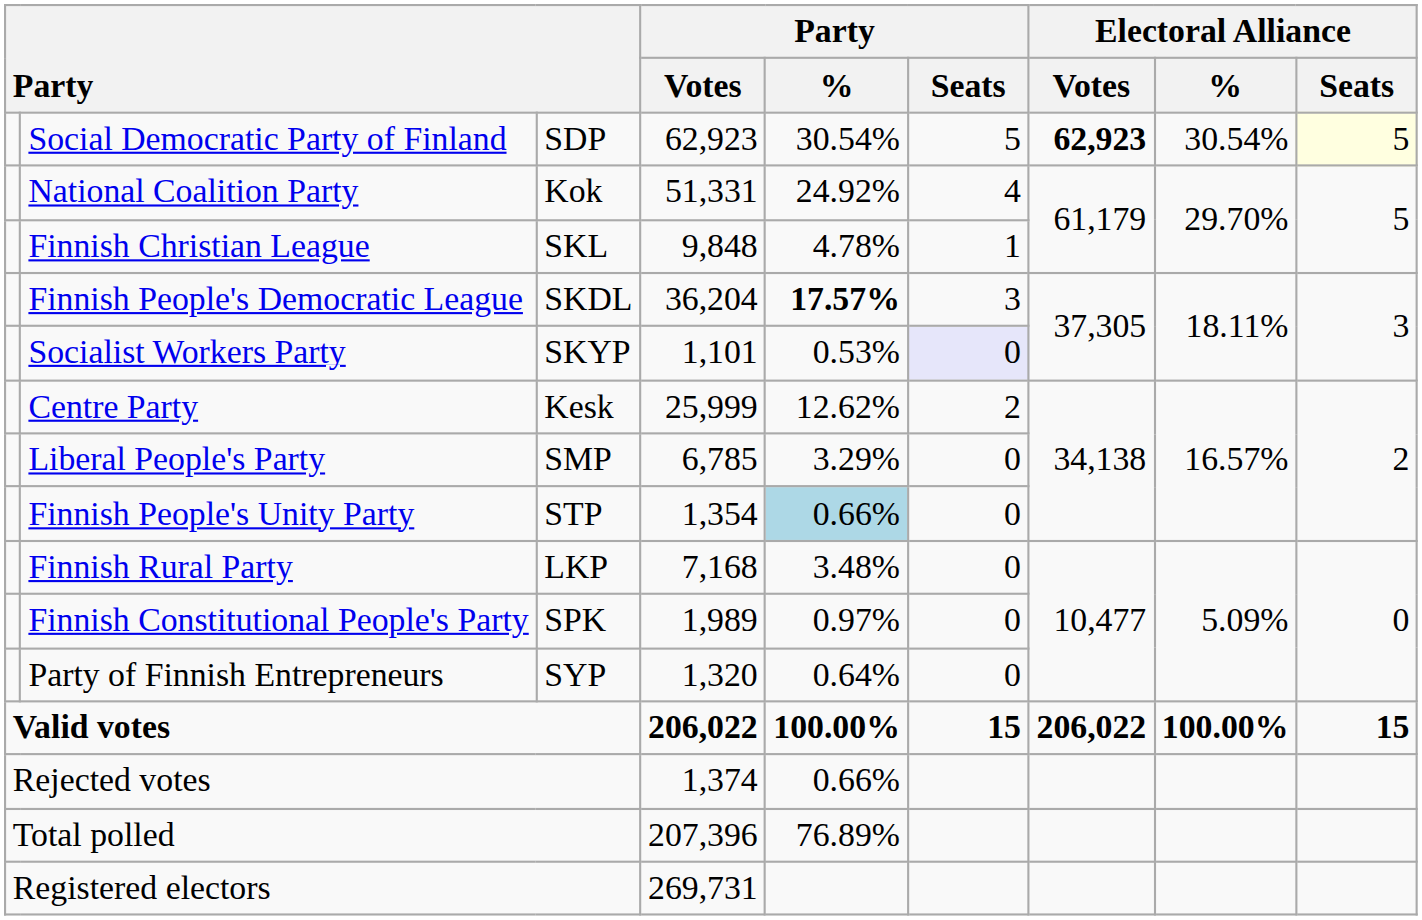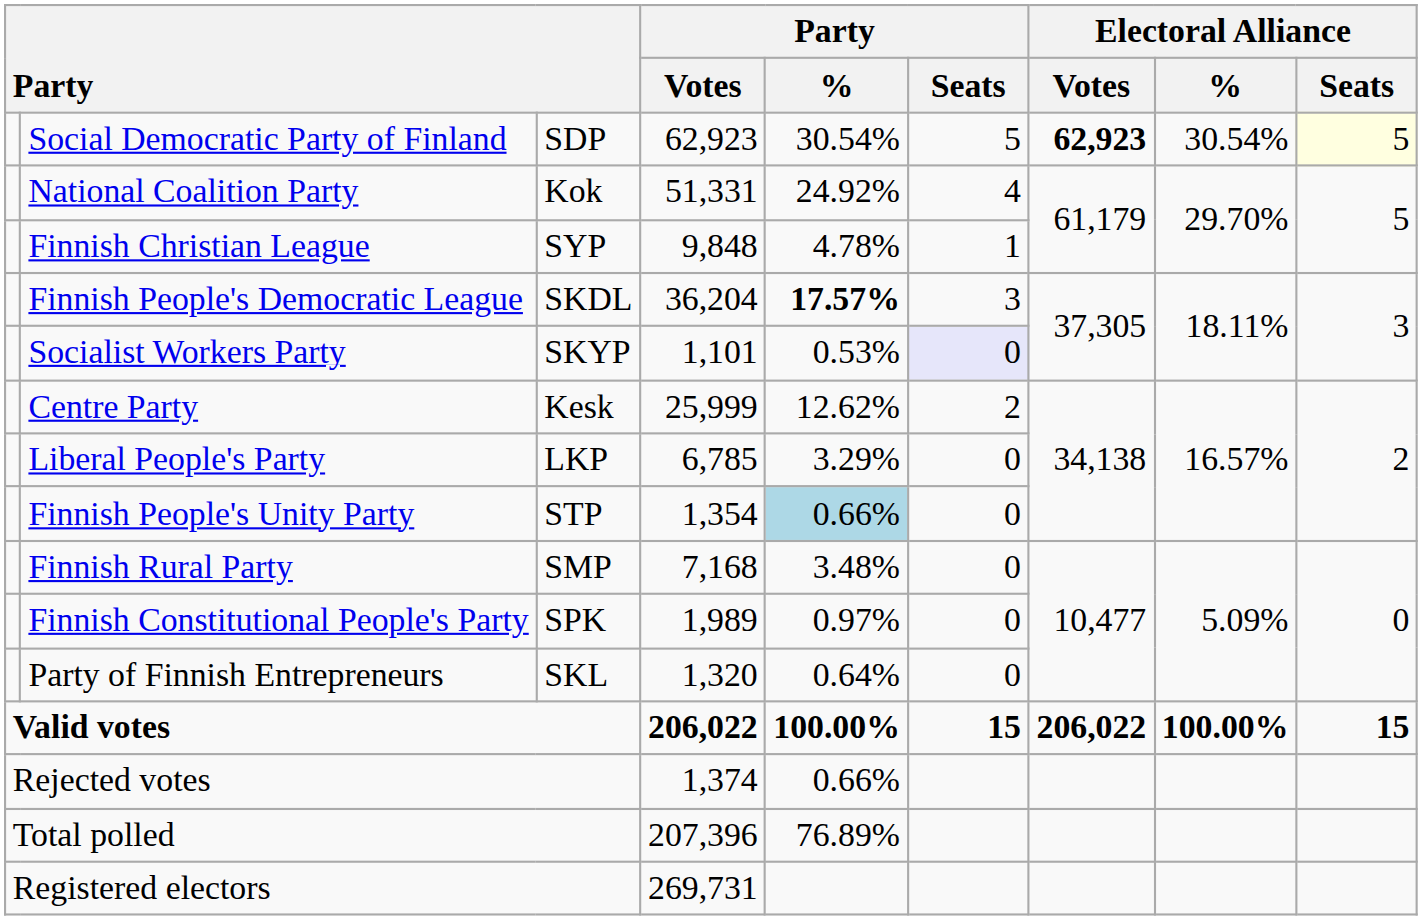(576, 245) SKL -> (575, 245) SYP
(578, 459) SMP -> (576, 459) LKP
(576, 566) LKP -> (578, 566) SMP
(575, 673) SYP -> (576, 673) SKL
